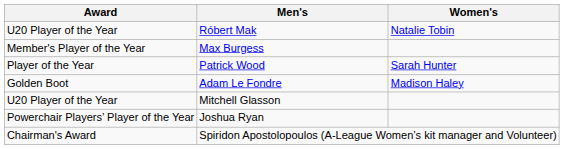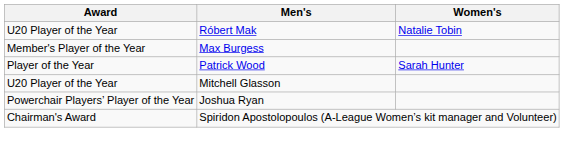- row: (240, 83)
